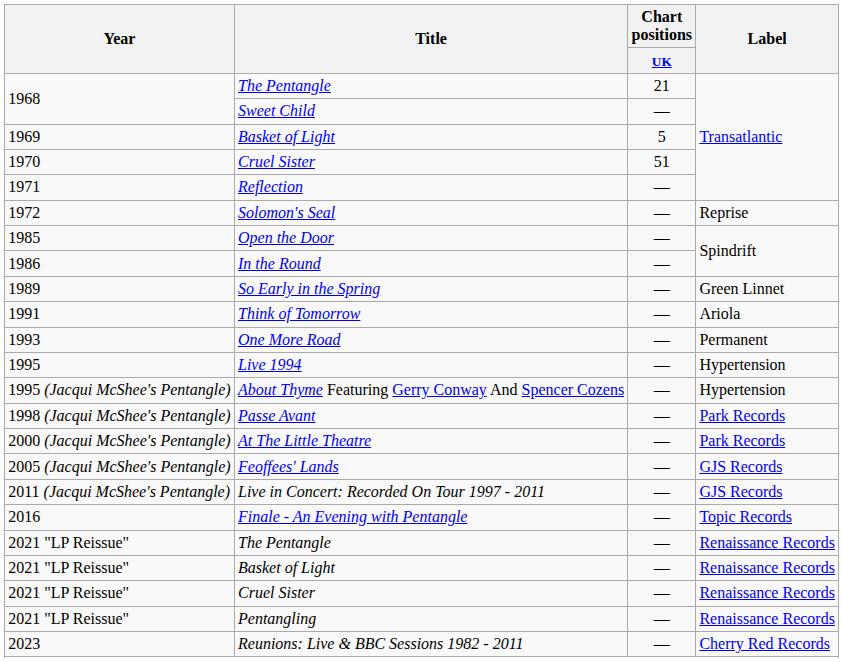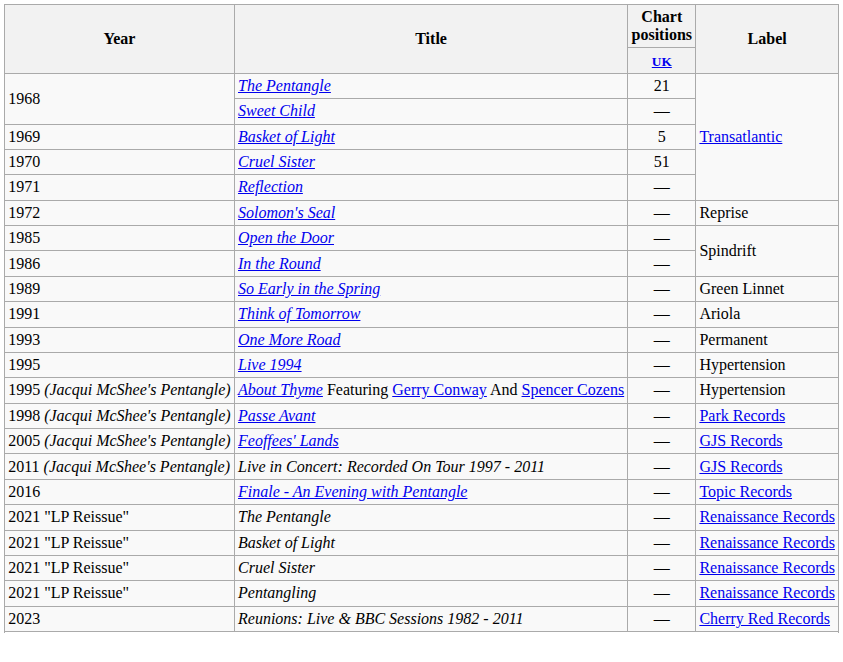- row: (119, 441)
